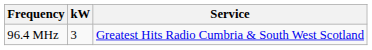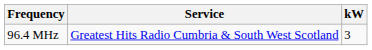columns swapped: (80, 14) <-> (230, 14)
